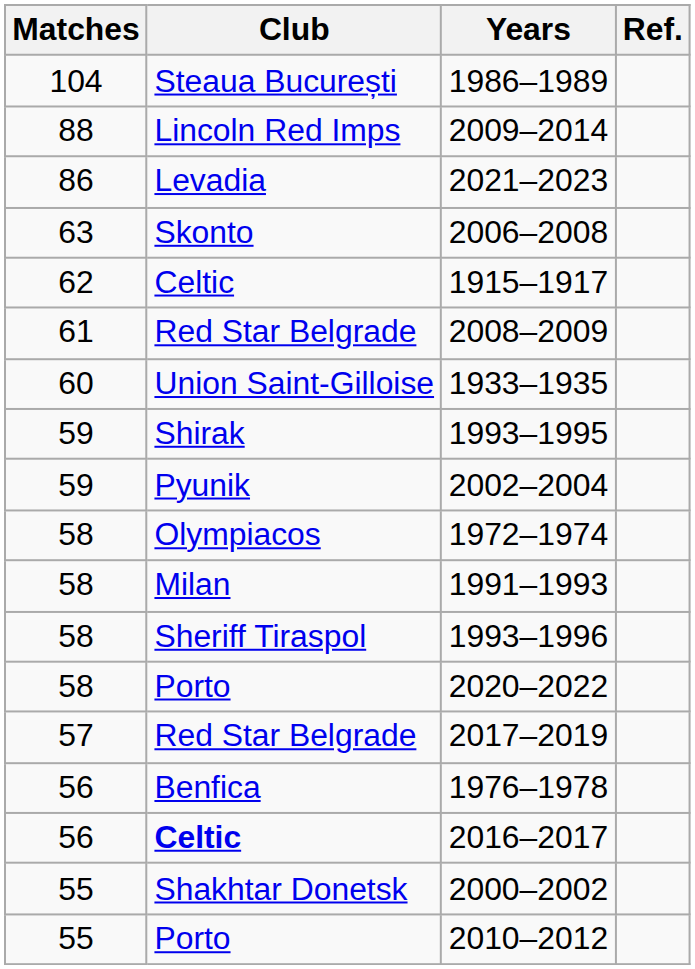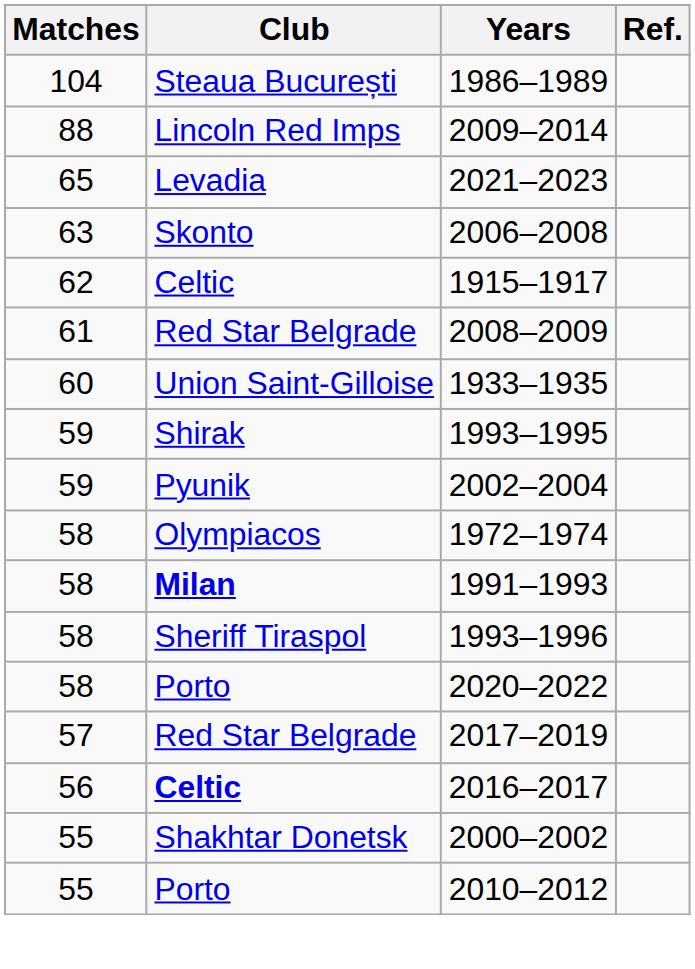(76, 181) 86 -> (76, 181) 65
(192, 585) normal -> (195, 585) bold
- row: (528, 787)
